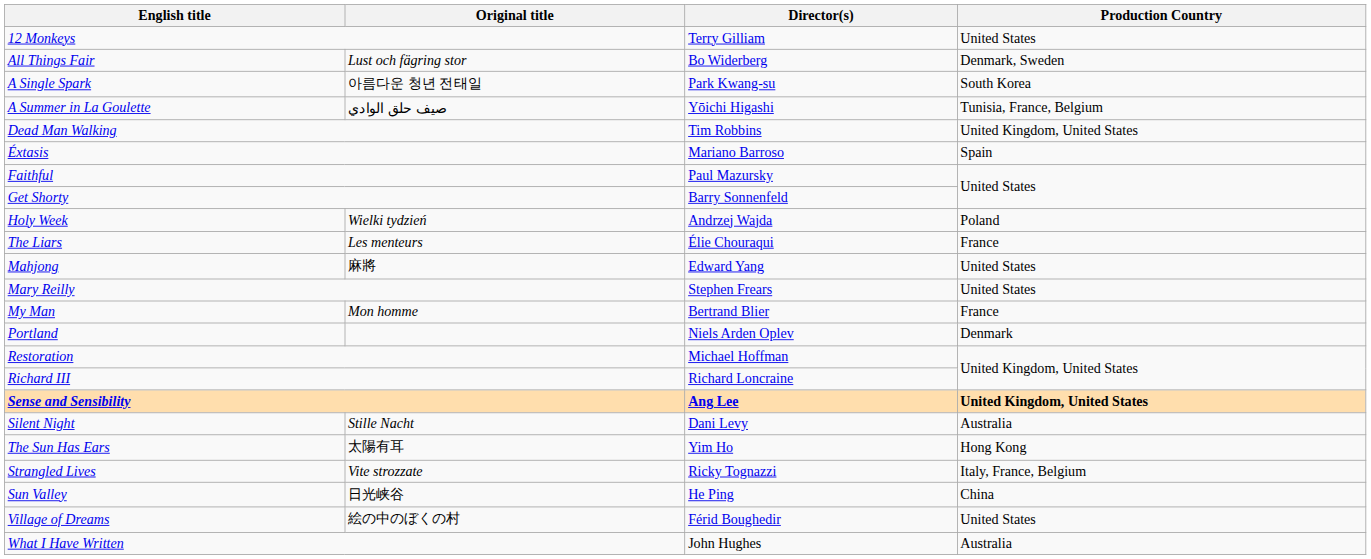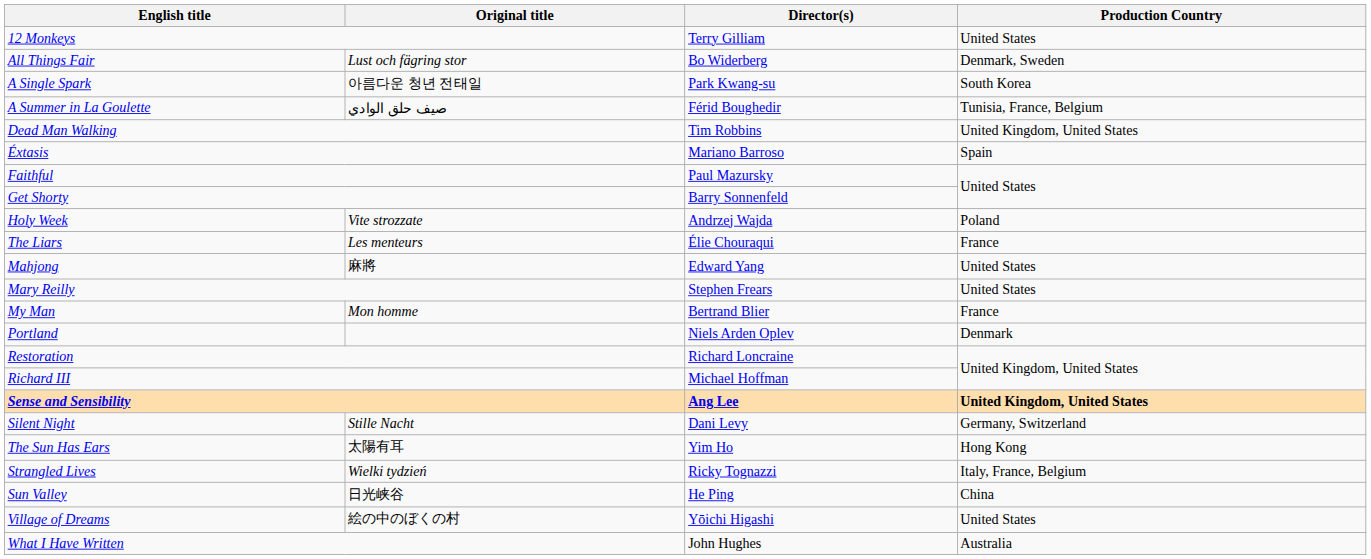(731, 108) Yōichi Higashi -> (734, 108) Férid Boughedir
(387, 220) Wielki tydzień -> (385, 220) Vite strozzate
(738, 356) Michael Hoffman -> (741, 356) Richard Loncraine
(741, 379) Richard Loncraine -> (738, 379) Michael Hoffman
(986, 423) Australia -> (1023, 423) Germany, Switzerland
(385, 471) Vite strozzate -> (387, 471) Wielki tydzień
(734, 519) Férid Boughedir -> (731, 519) Yōichi Higashi
